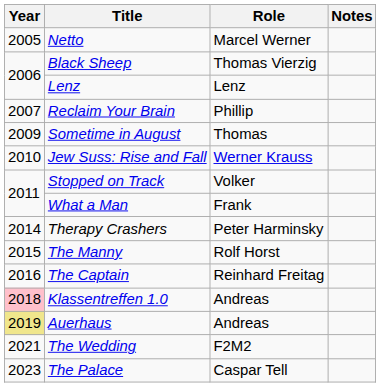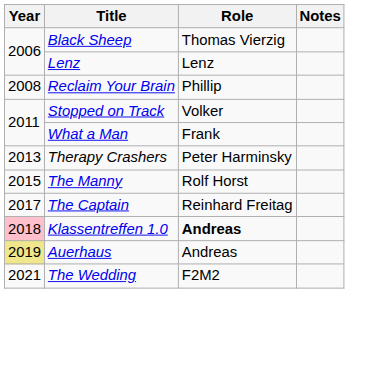- row: (66, 39)
(24, 110) 2007 -> (24, 87) 2008
- row: (114, 134)
- row: (127, 157)
(24, 228) 2014 -> (24, 157) 2013
(24, 275) 2016 -> (24, 205) 2017
(241, 299) normal -> (212, 228) bold
- row: (85, 370)
